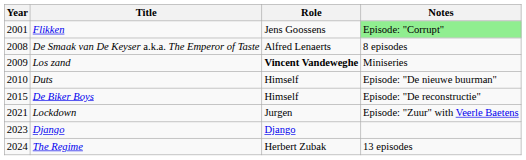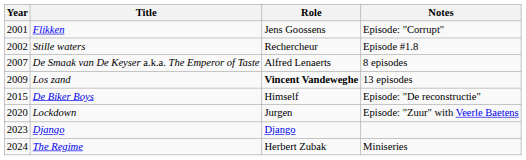(404, 29) lightgreen background -> (404, 29) no background
+ row: (59, 46)
(17, 46) 2008 -> (17, 63) 2007
(385, 63) Miniseries -> (388, 79) 13 episodes
- row: (43, 79)
(17, 113) 2021 -> (17, 113) 2020
(388, 146) 13 episodes -> (385, 146) Miniseries
